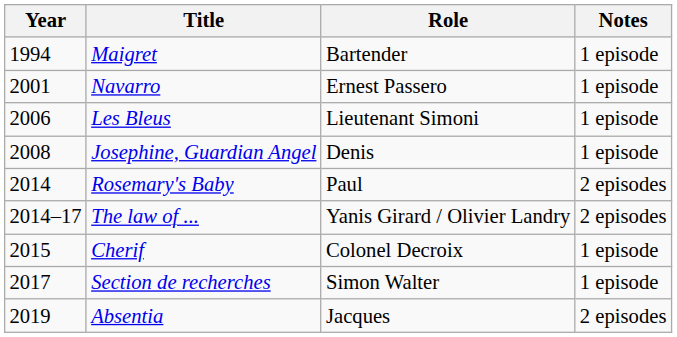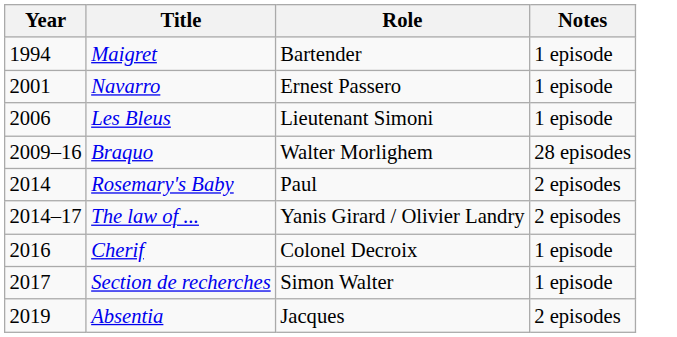- row: (204, 151)
+ row: (122, 151)
(30, 250) 2015 -> (30, 250) 2016
